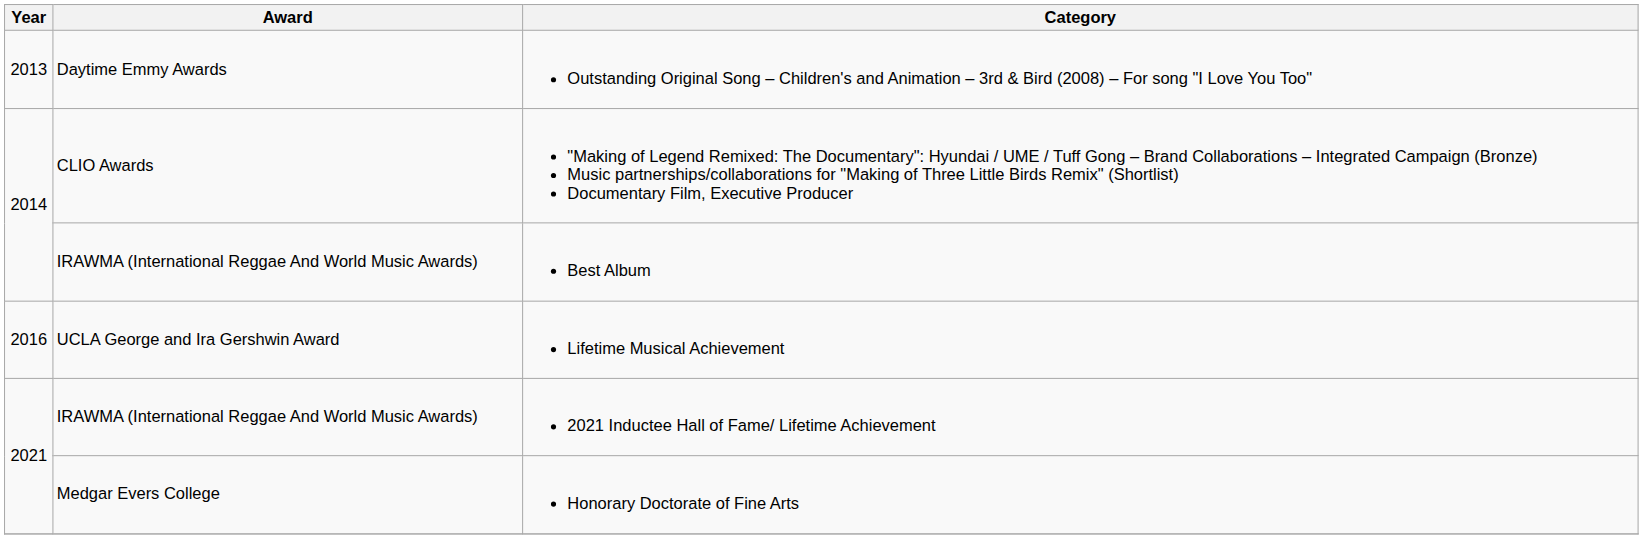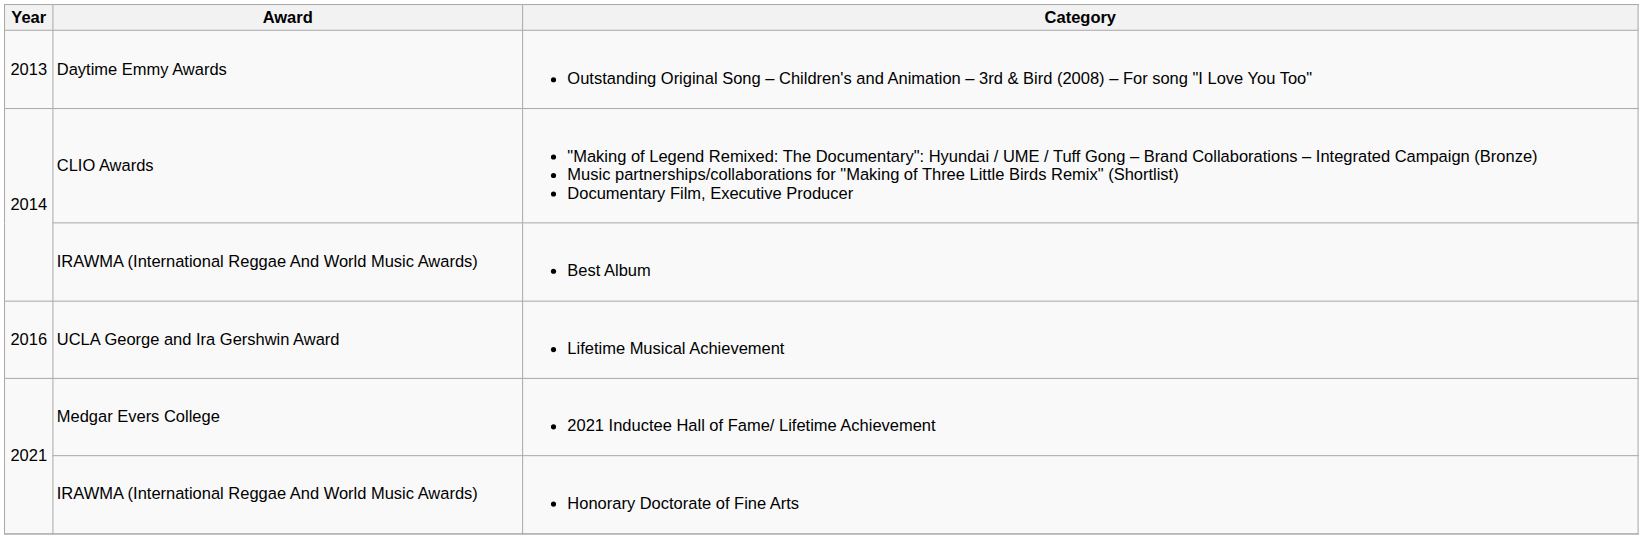(267, 417) IRAWMA (International Reggae And World Music Awards) -> (138, 417) Medgar Evers College
(138, 494) Medgar Evers College -> (267, 494) IRAWMA (International Reggae And World Music Awards)
